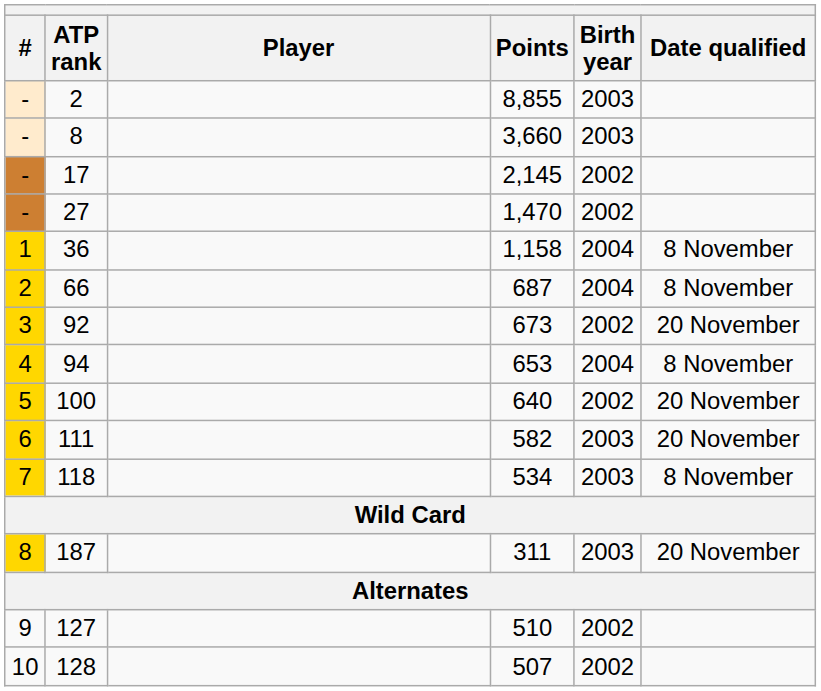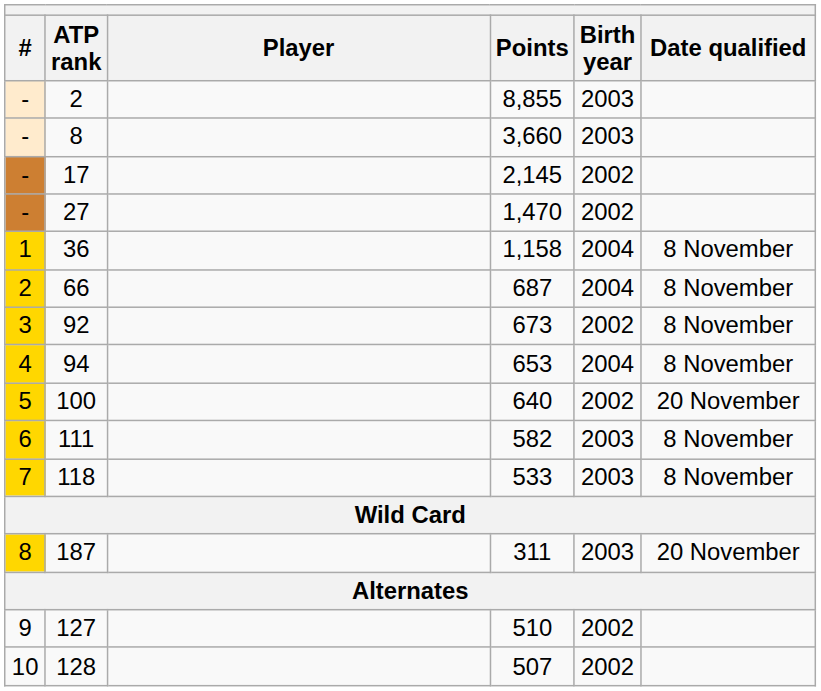(728, 325) 20 November -> (728, 325) 8 November
(728, 439) 20 November -> (728, 439) 8 November
(532, 477) 534 -> (532, 477) 533
